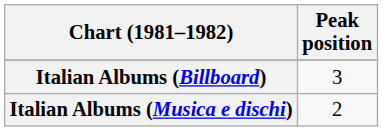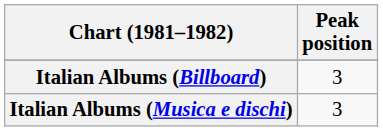(337, 109) 2 -> (337, 109) 3
